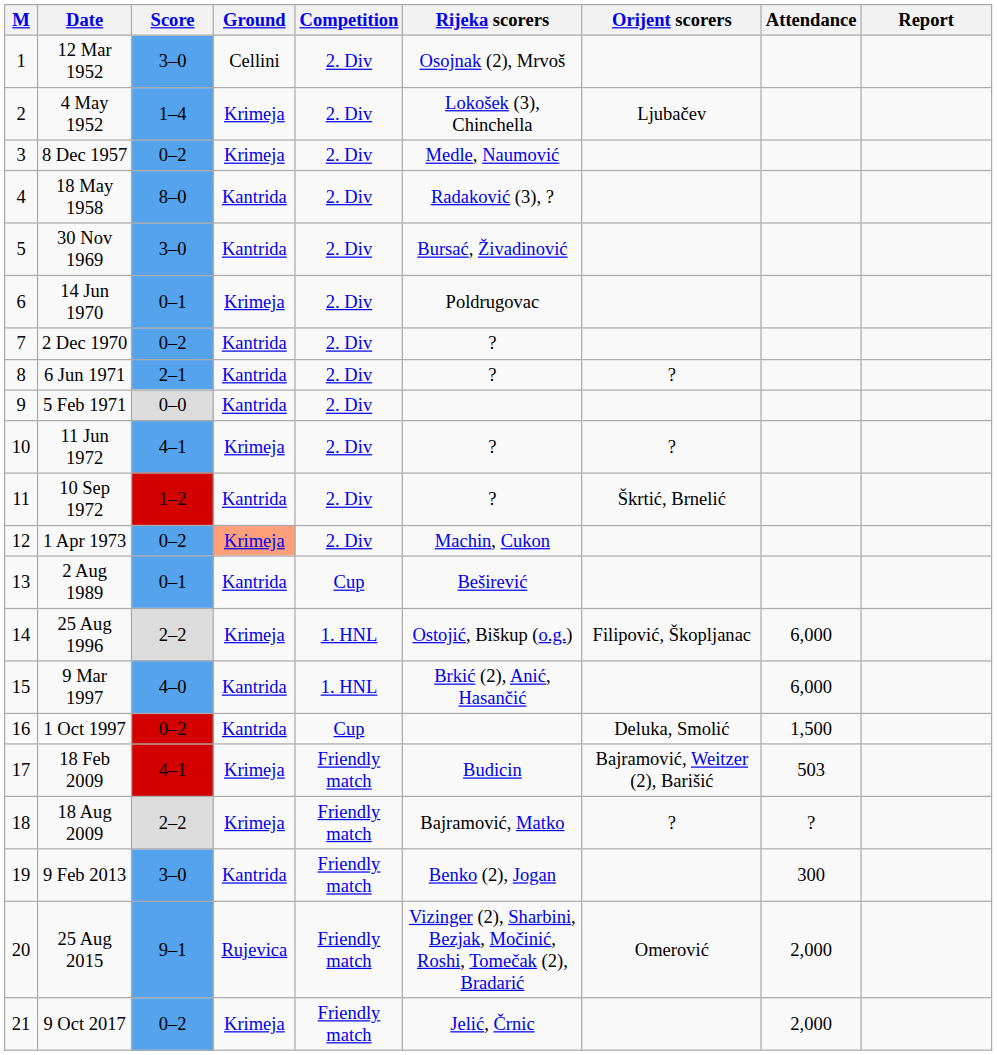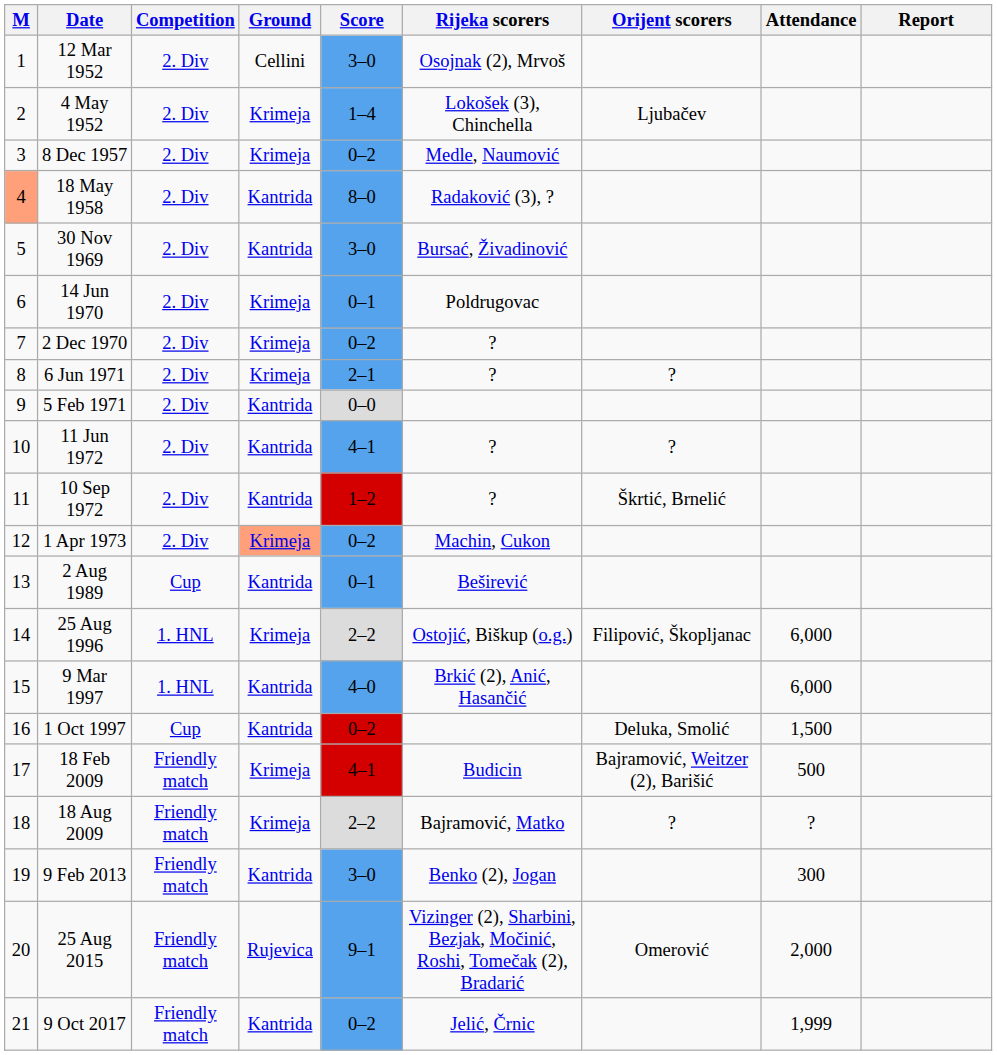columns swapped: (349, 19) <-> (173, 19)
(21, 197) no background -> (21, 197) lightsalmon background
(254, 343) Kantrida -> (280, 343) Krimeja
(254, 374) Kantrida -> (280, 374) Krimeja
(254, 446) Krimeja -> (280, 446) Kantrida
(811, 770) 503 -> (811, 770) 500
(254, 1024) Krimeja -> (280, 1024) Kantrida
(811, 1024) 2,000 -> (811, 1024) 1,999
